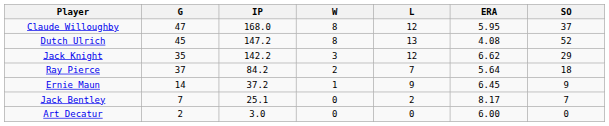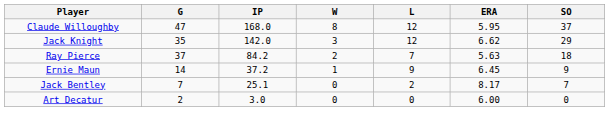- row: (73, 41)
(257, 56) 142.2 -> (257, 41) 142.0
(489, 70) 5.64 -> (489, 56) 5.63
